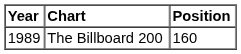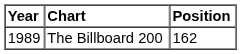(185, 38) 160 -> (185, 38) 162
